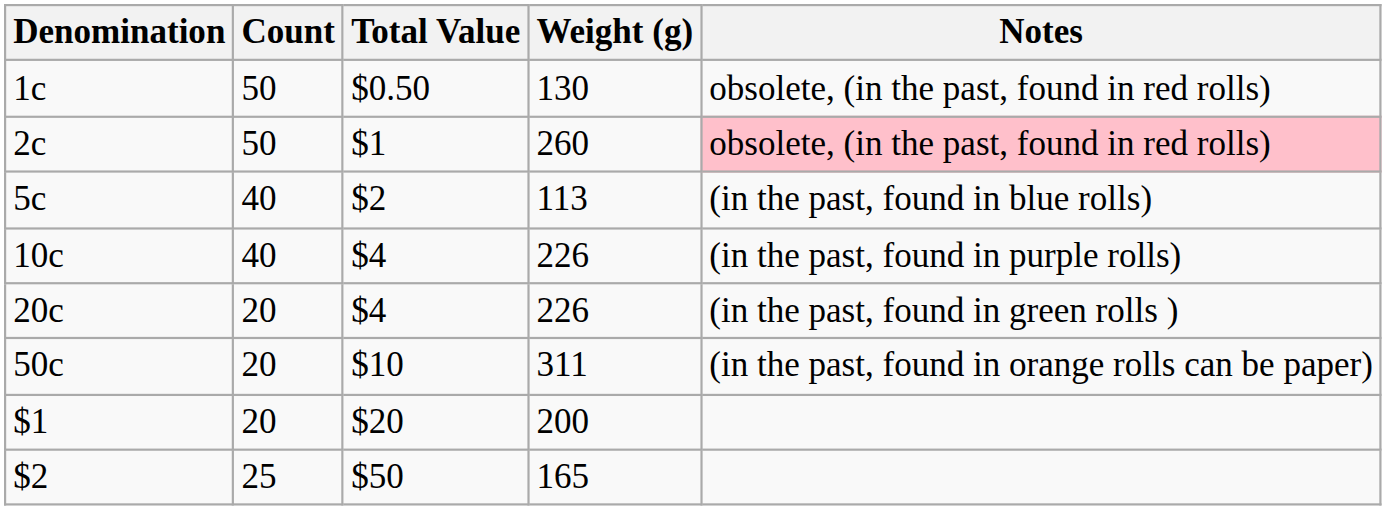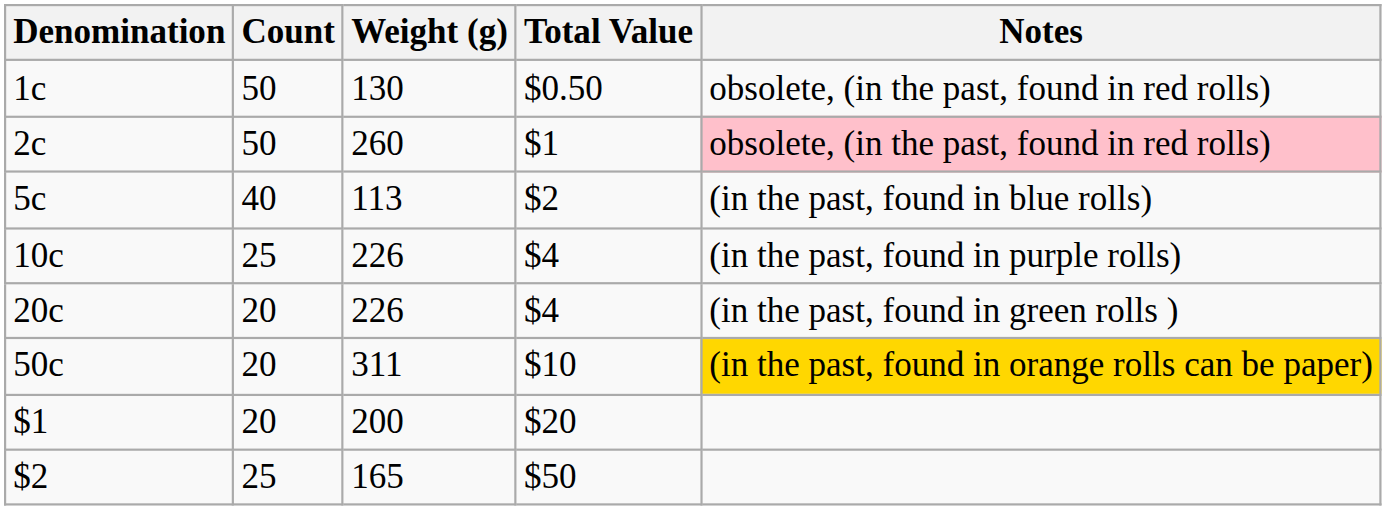columns swapped: (436, 32) <-> (615, 32)
(259, 254) 40 -> (259, 254) 25
(1041, 365) no background -> (1041, 365) gold background
